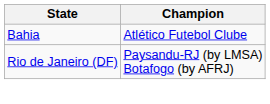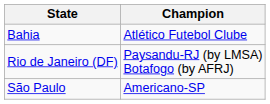+ row: (36, 88)
